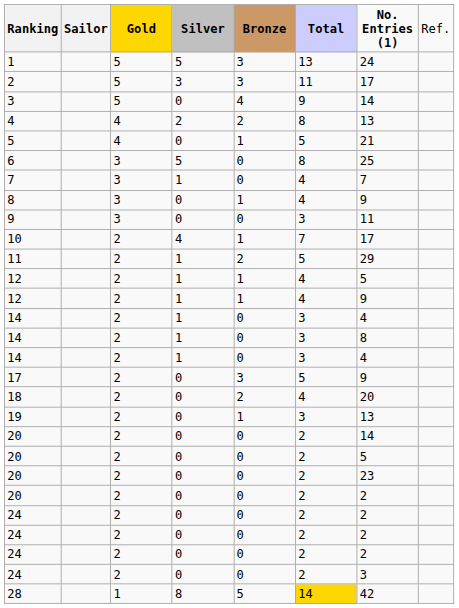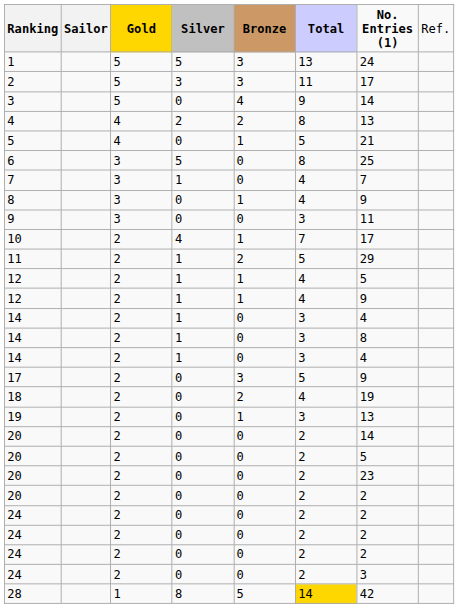(367, 397) 20 -> (367, 397) 19
